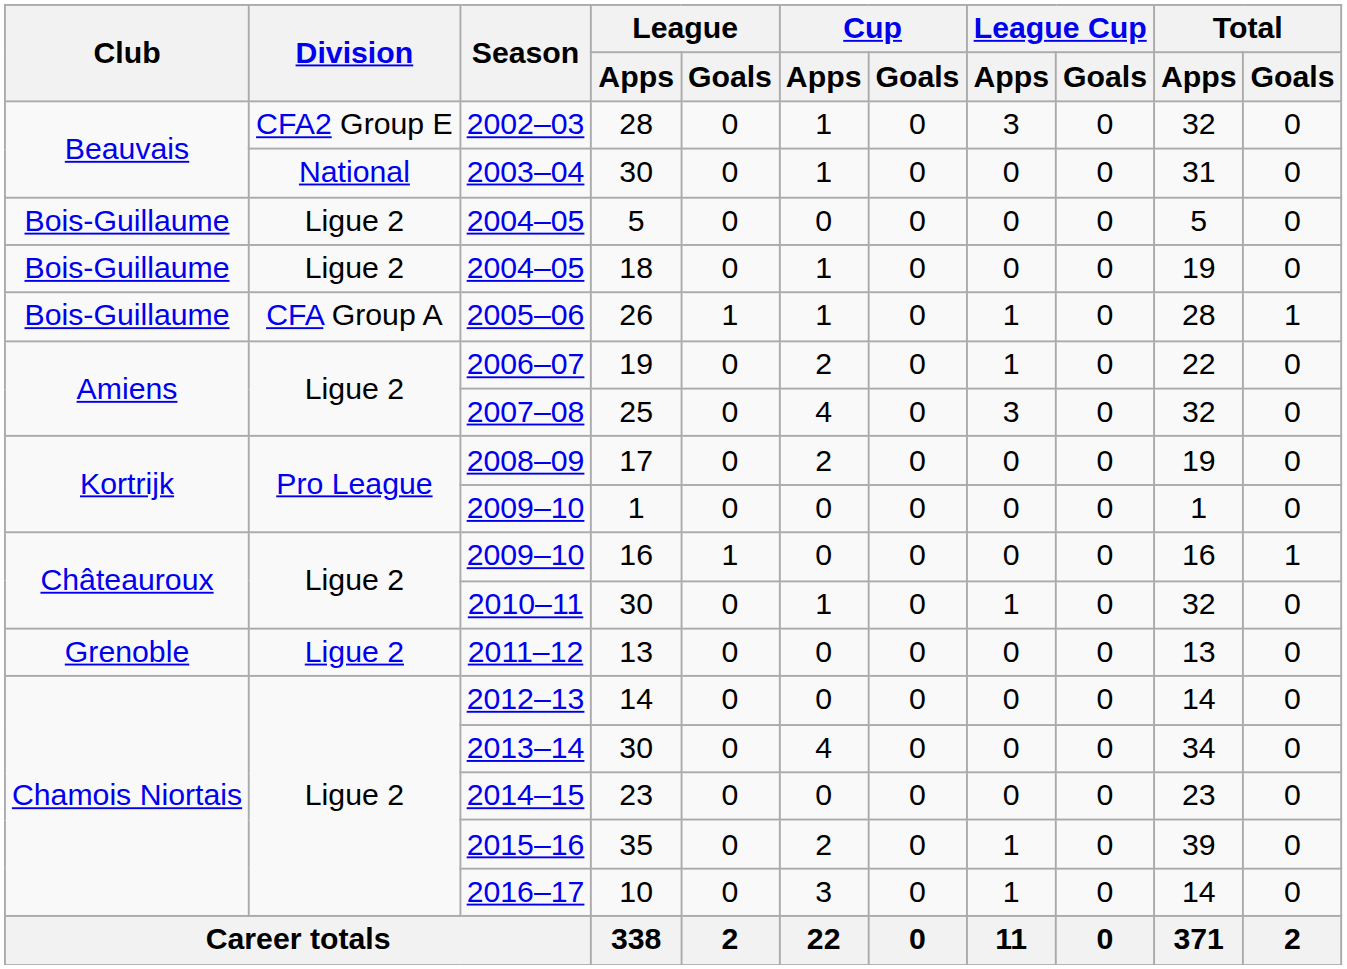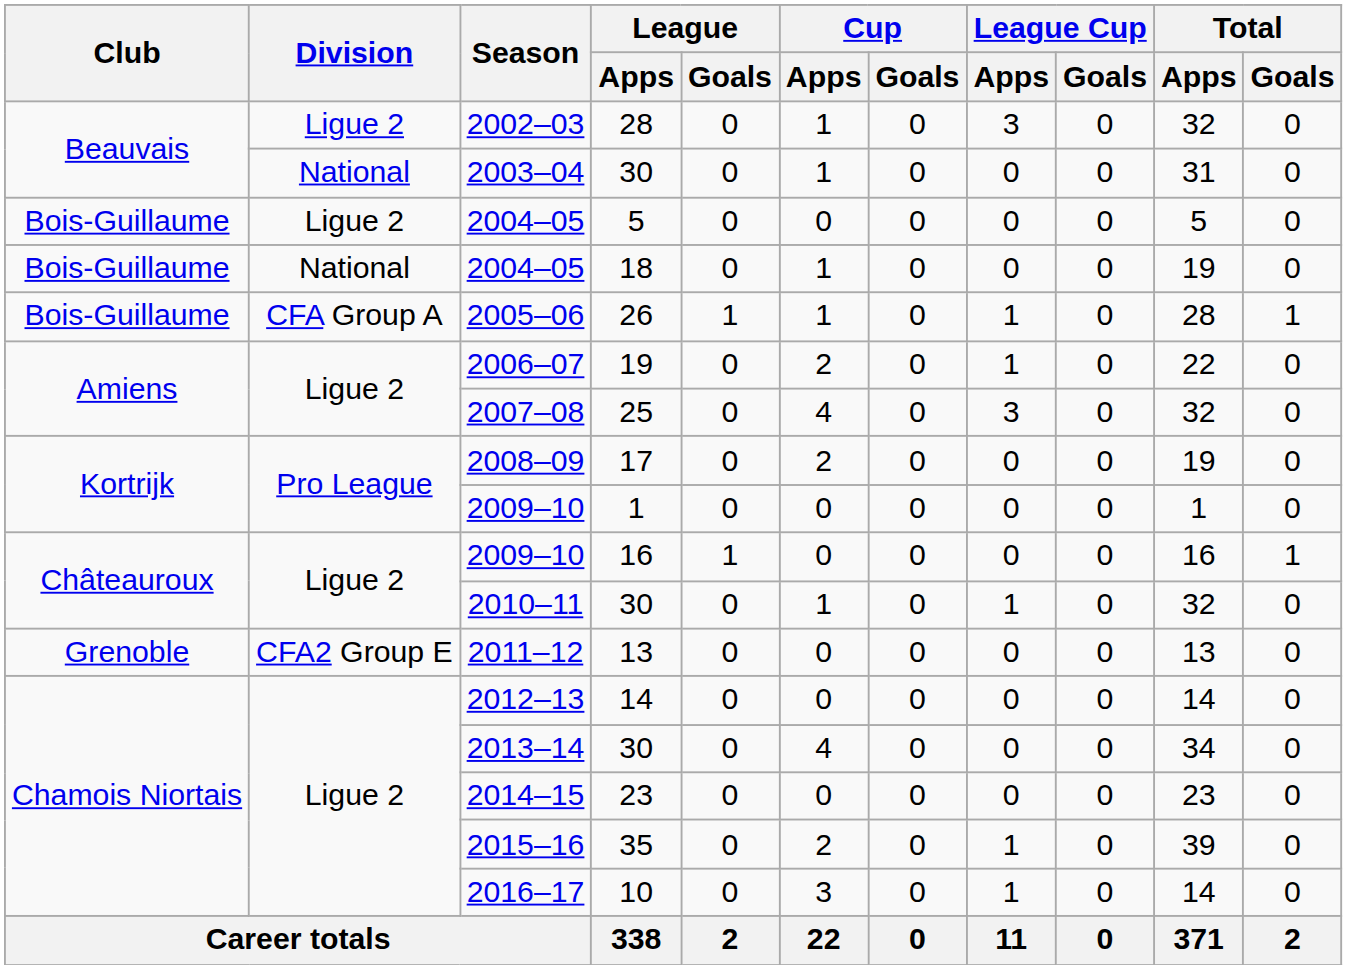(354, 124) CFA2 Group E -> (354, 124) Ligue 2
(354, 268) Ligue 2 -> (354, 268) National
(354, 651) Ligue 2 -> (354, 651) CFA2 Group E
